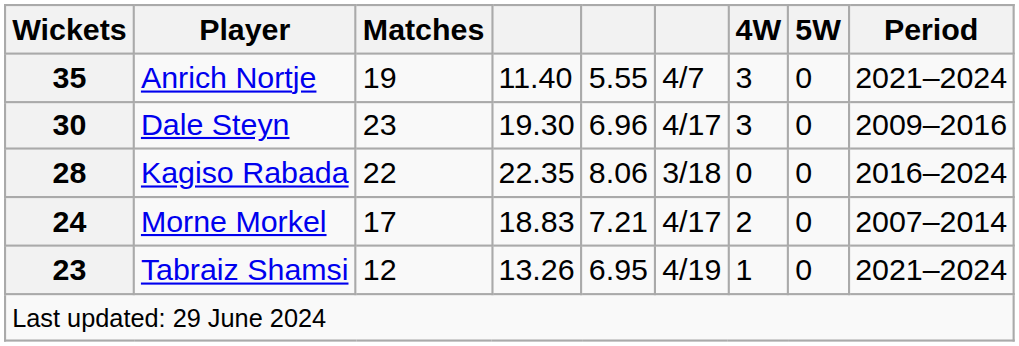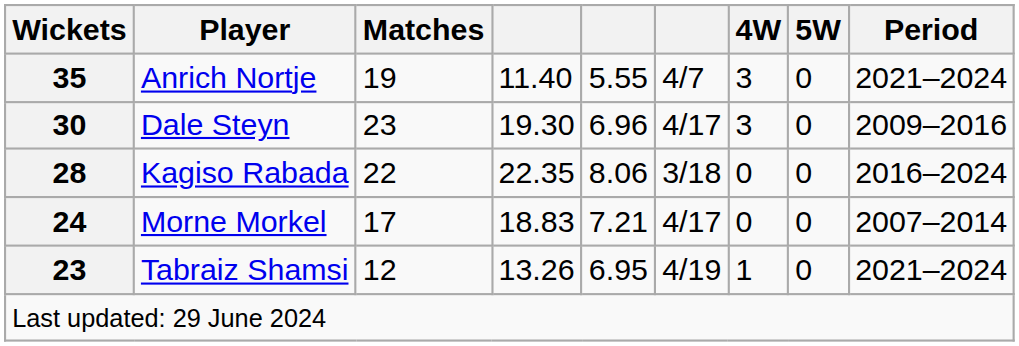(744, 221) 2 -> (744, 221) 0
